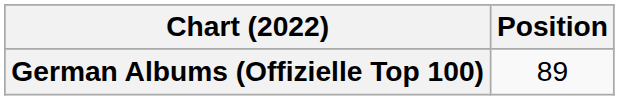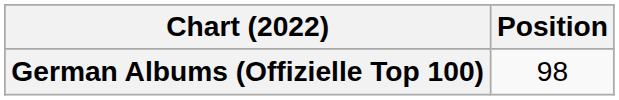(552, 71) 89 -> (552, 71) 98
